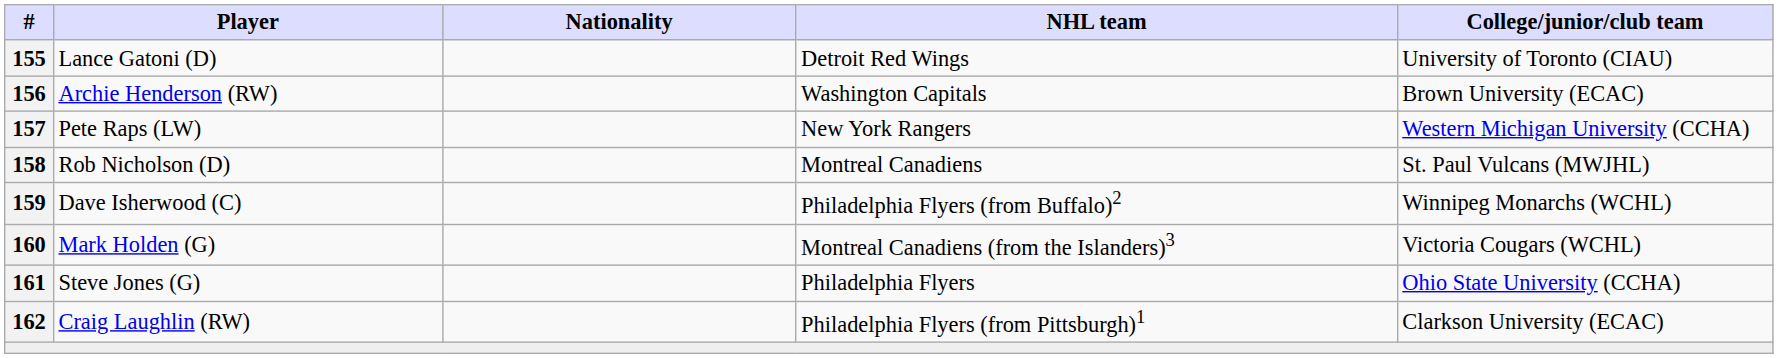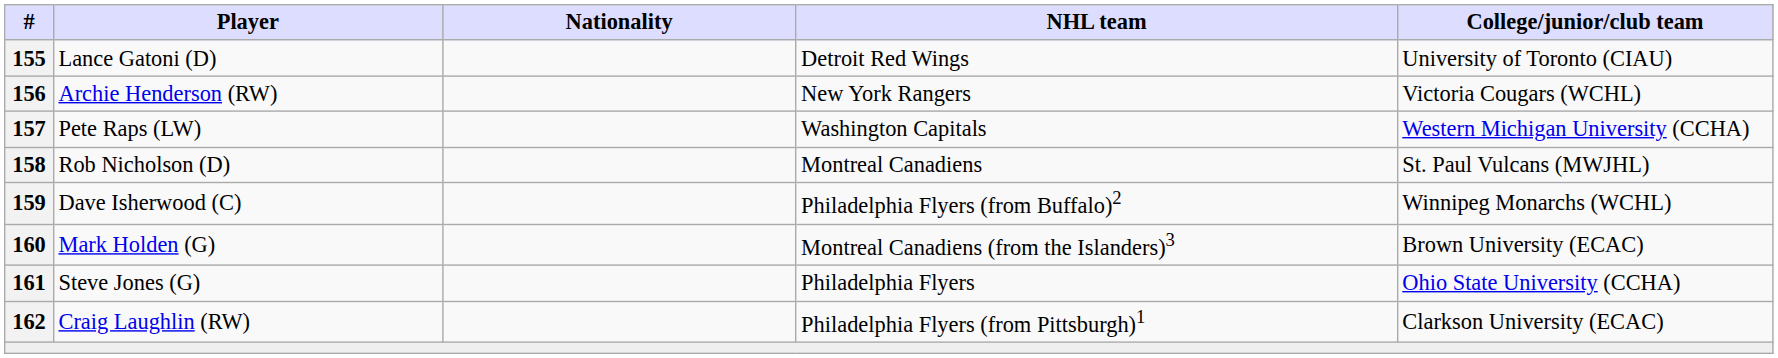(894, 93) Washington Capitals -> (886, 93) New York Rangers
(1523, 93) Brown University (ECAC) -> (1522, 93) Victoria Cougars (WCHL)
(886, 128) New York Rangers -> (894, 128) Washington Capitals
(1522, 244) Victoria Cougars (WCHL) -> (1523, 244) Brown University (ECAC)
